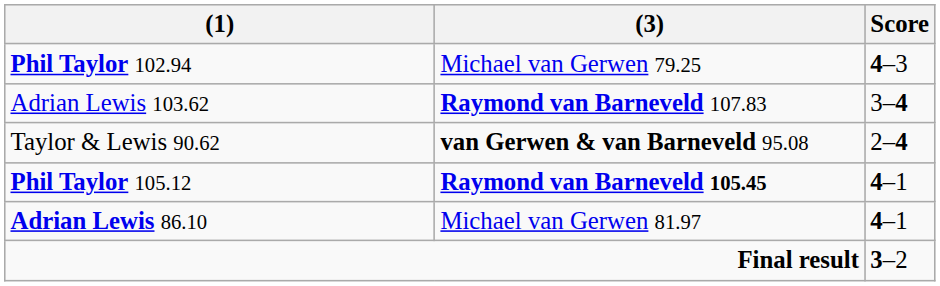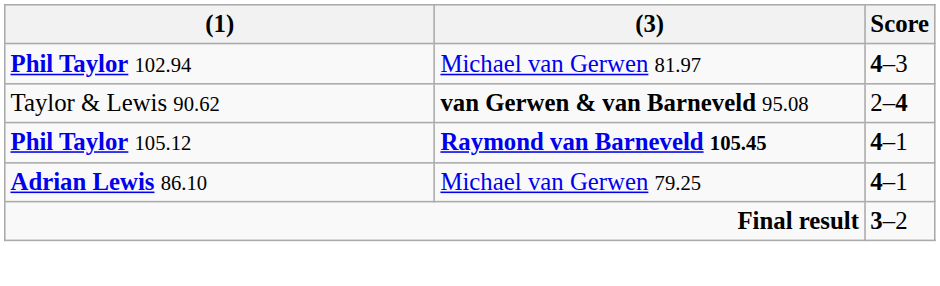(571, 63) Michael van Gerwen 79.25 -> (571, 63) Michael van Gerwen 81.97
- row: (110, 102)
(571, 220) Michael van Gerwen 81.97 -> (571, 181) Michael van Gerwen 79.25
